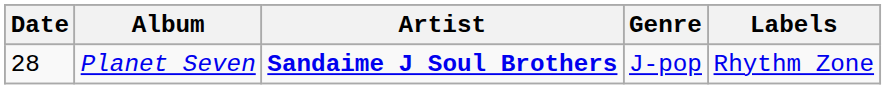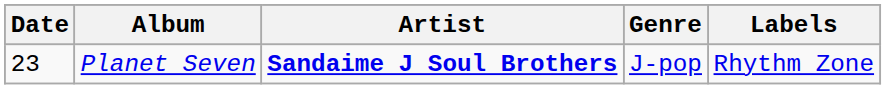(25, 64) 28 -> (25, 64) 23
